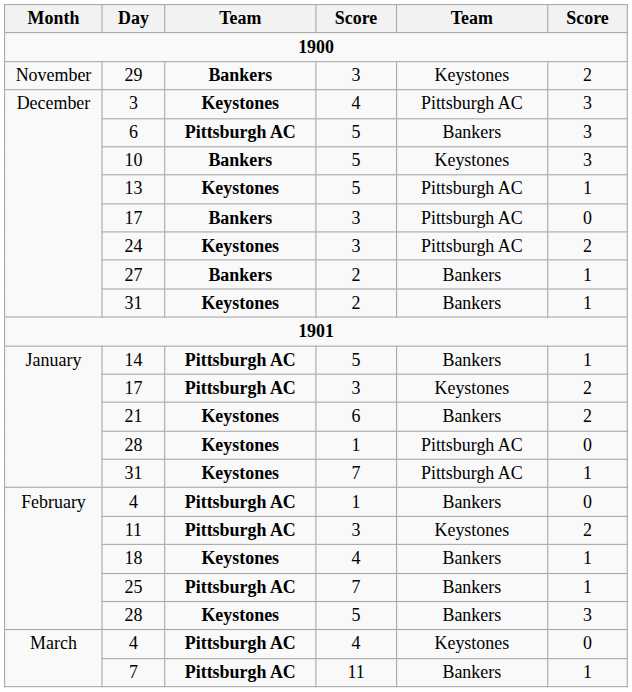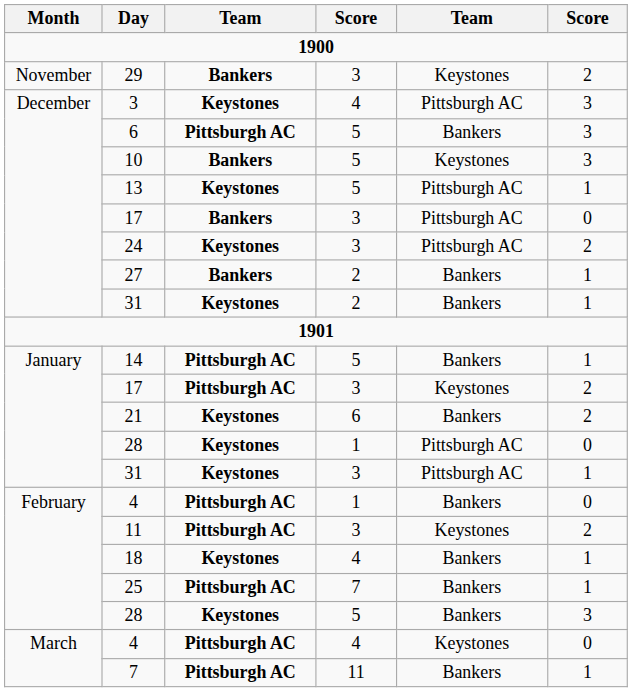(356, 473) 7 -> (356, 473) 3
